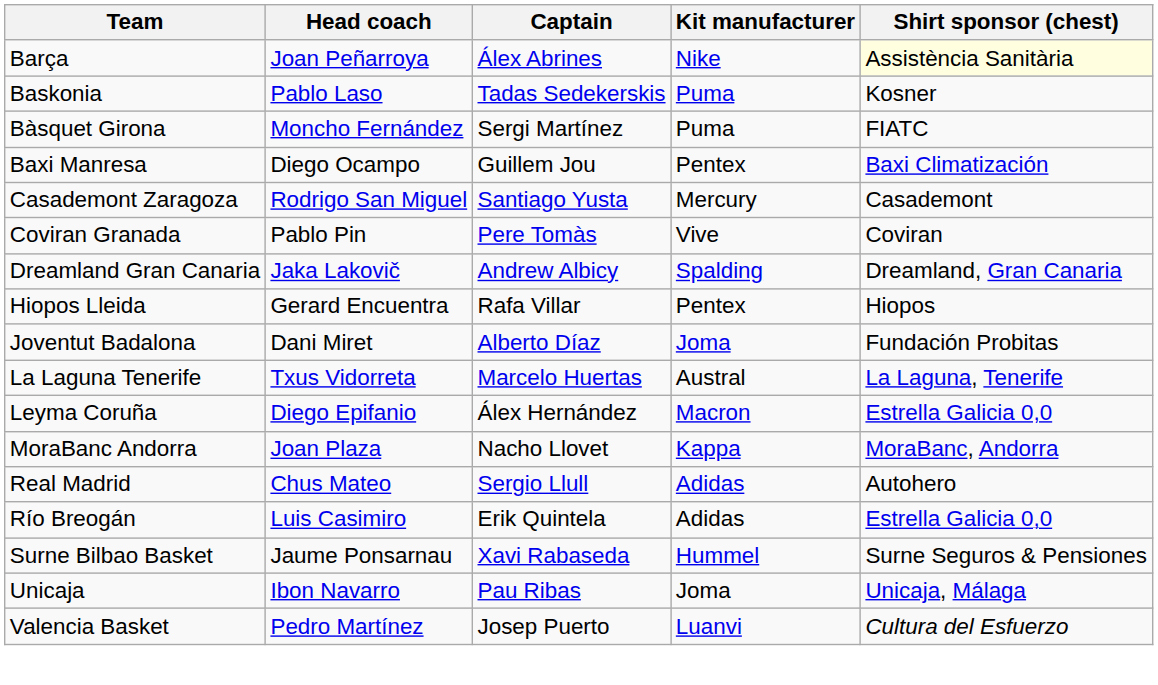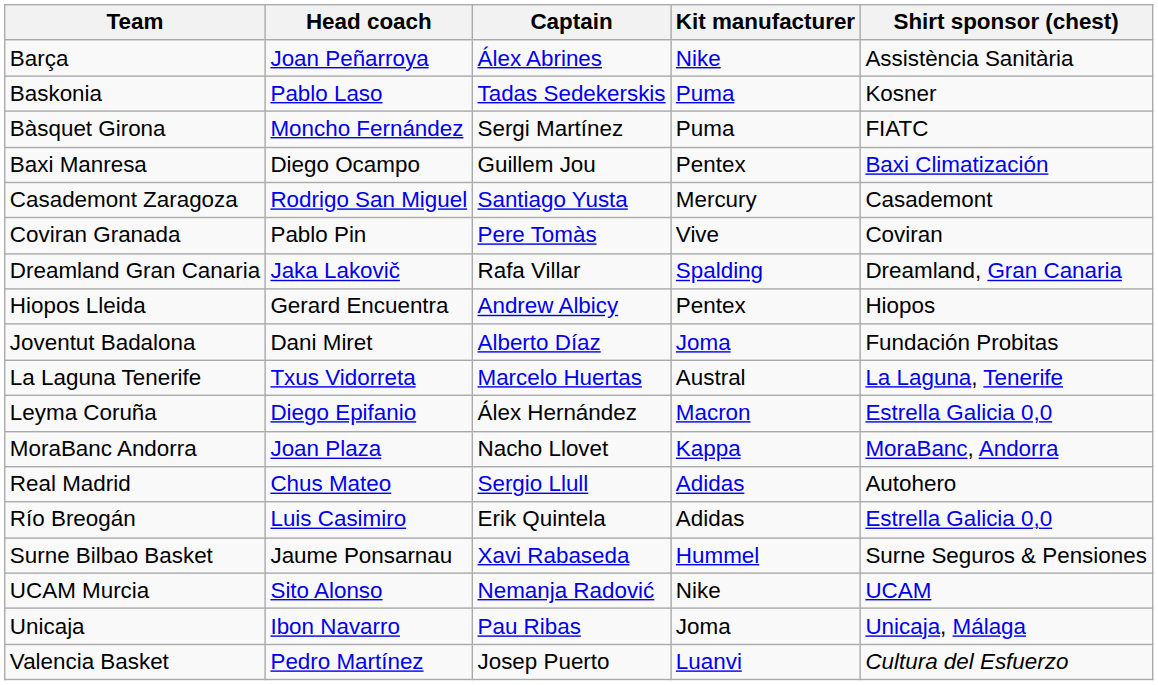(969, 57) lightyellow background -> (969, 57) no background
(548, 270) Andrew Albicy -> (529, 270) Rafa Villar
(529, 306) Rafa Villar -> (548, 306) Andrew Albicy
+ row: (80, 590)
